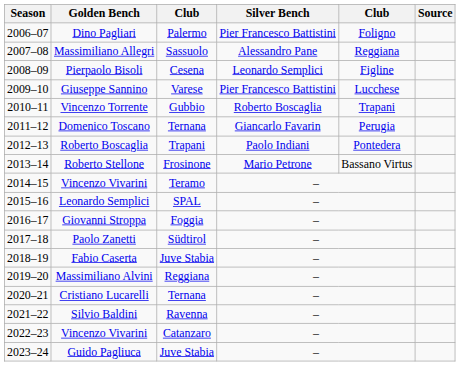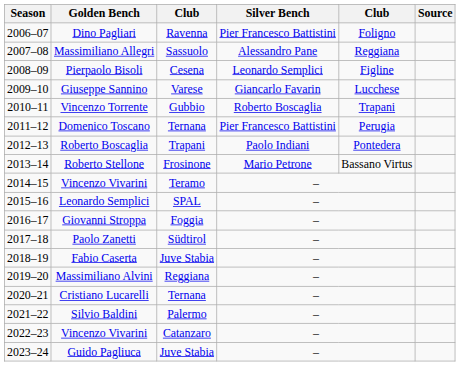(187, 32) Palermo -> (187, 32) Ravenna
(278, 88) Pier Francesco Battistini -> (278, 88) Giancarlo Favarin
(278, 126) Giancarlo Favarin -> (278, 126) Pier Francesco Battistini
(187, 314) Ravenna -> (187, 314) Palermo
